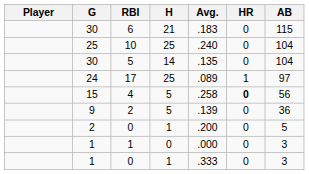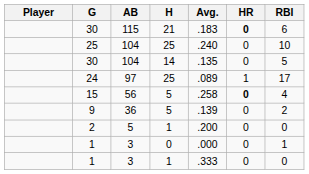columns swapped: (284, 12) <-> (130, 12)
(246, 29) normal -> (246, 29) bold
